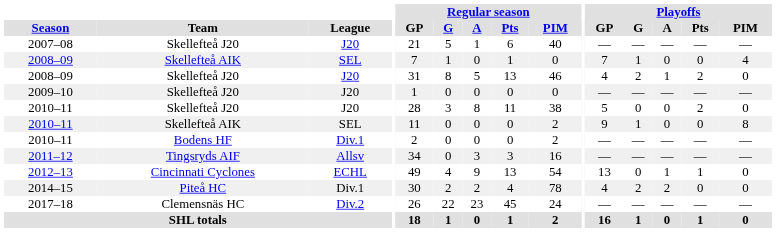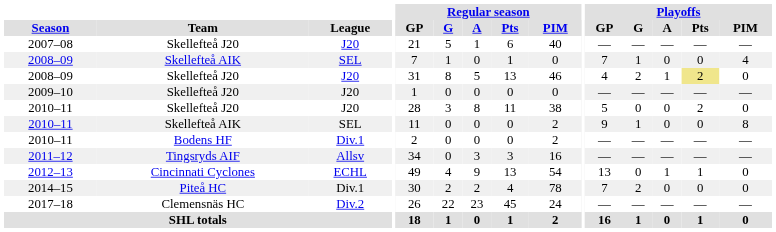(700, 76) no background -> (700, 76) khaki background
(604, 188) 4 -> (604, 188) 7
(667, 188) 2 -> (667, 188) 0
